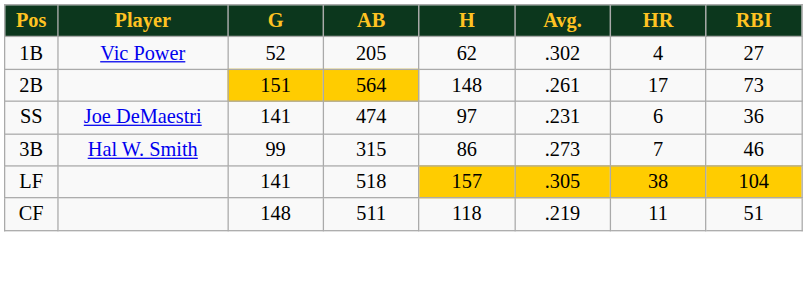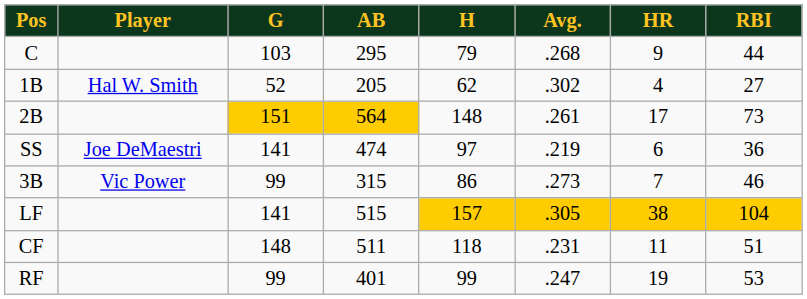+ row: (31, 52)
(143, 52) Vic Power -> (143, 85) Hal W. Smith
(562, 117) .231 -> (562, 149) .219
(143, 149) Hal W. Smith -> (143, 181) Vic Power
(371, 181) 518 -> (371, 213) 515
(562, 213) .219 -> (562, 246) .231
+ row: (31, 278)
